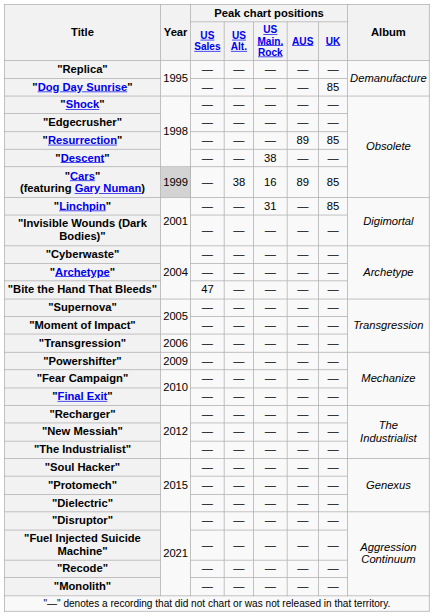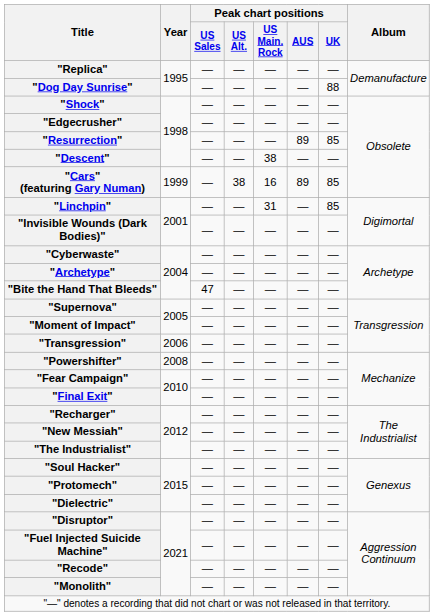(333, 87) 85 -> (333, 87) 88
(176, 182) lightgrey background -> (176, 182) no background
(176, 361) 2009 -> (176, 361) 2008
